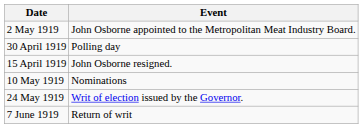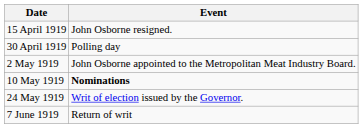rows swapped: (37, 64) <-> (33, 30)
(99, 81) normal -> (100, 81) bold
